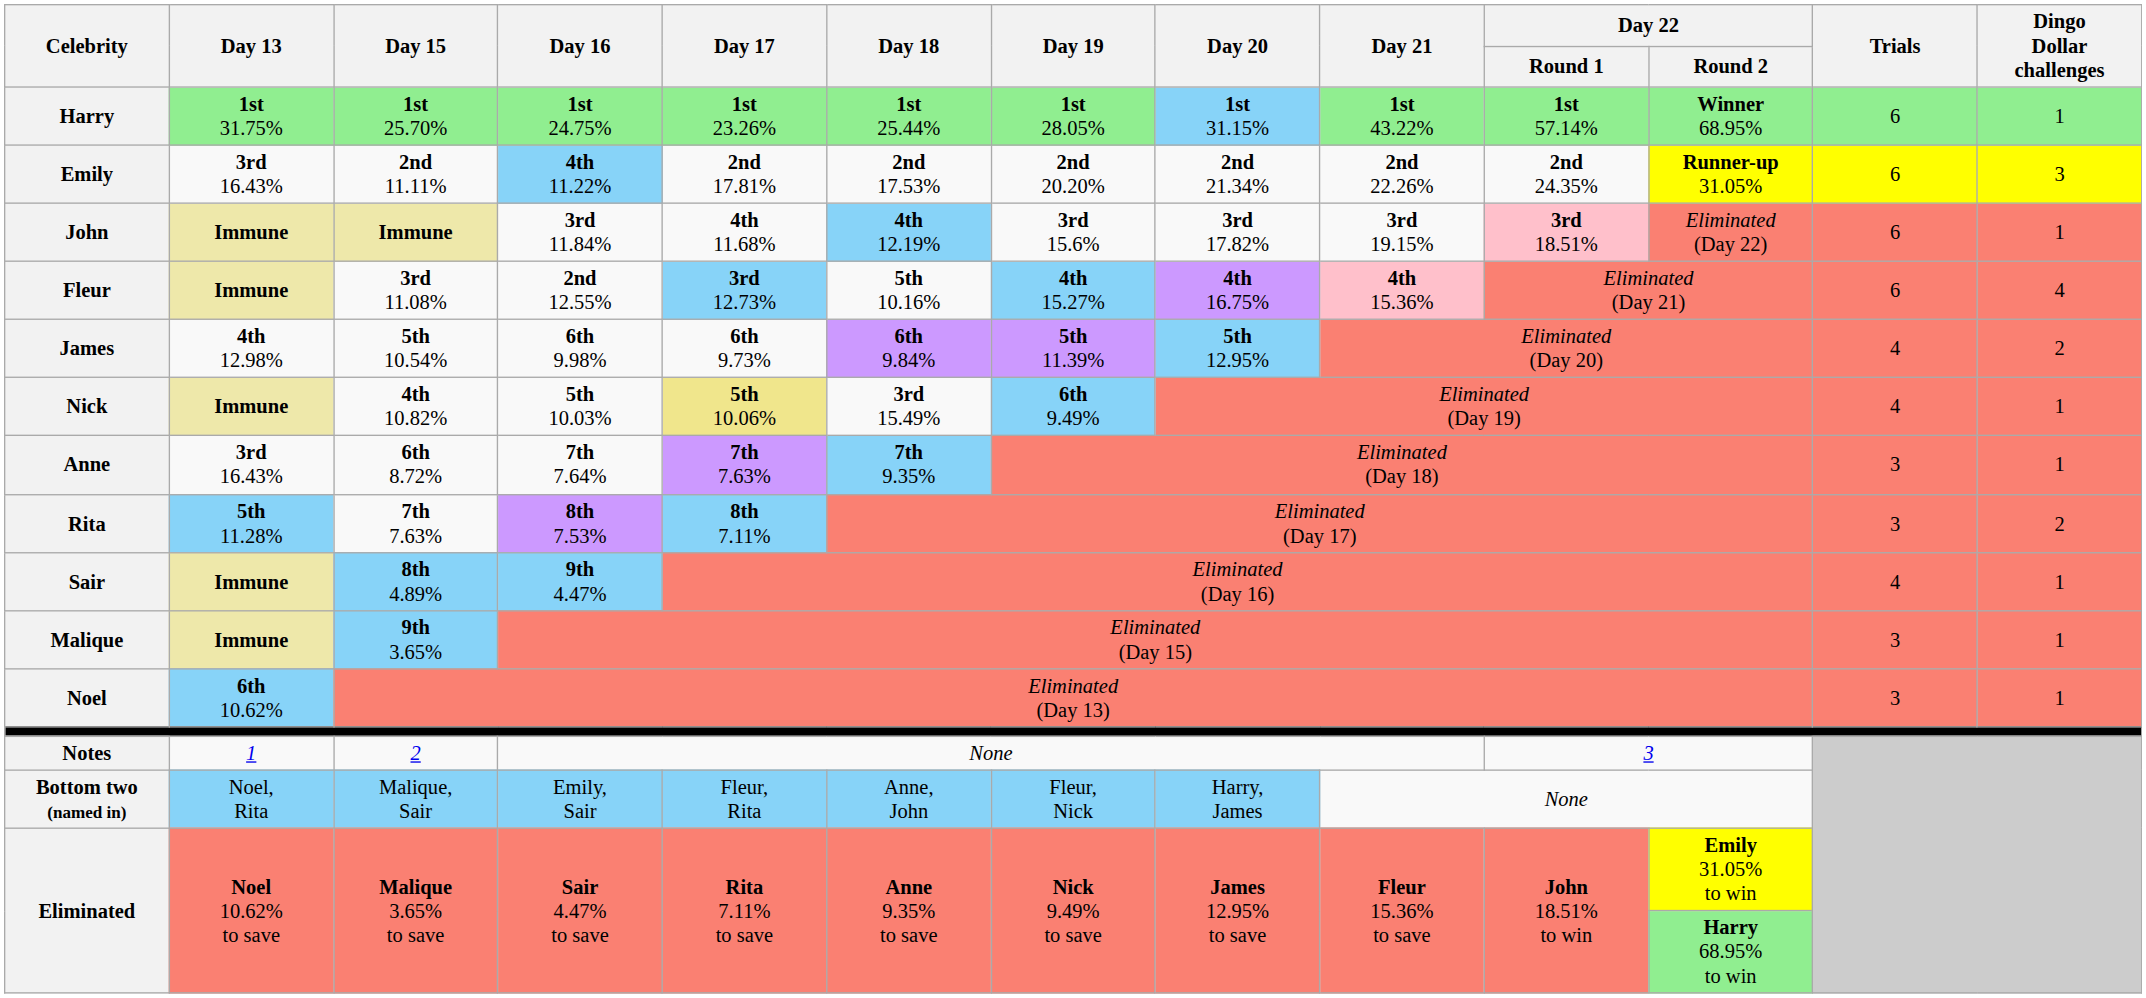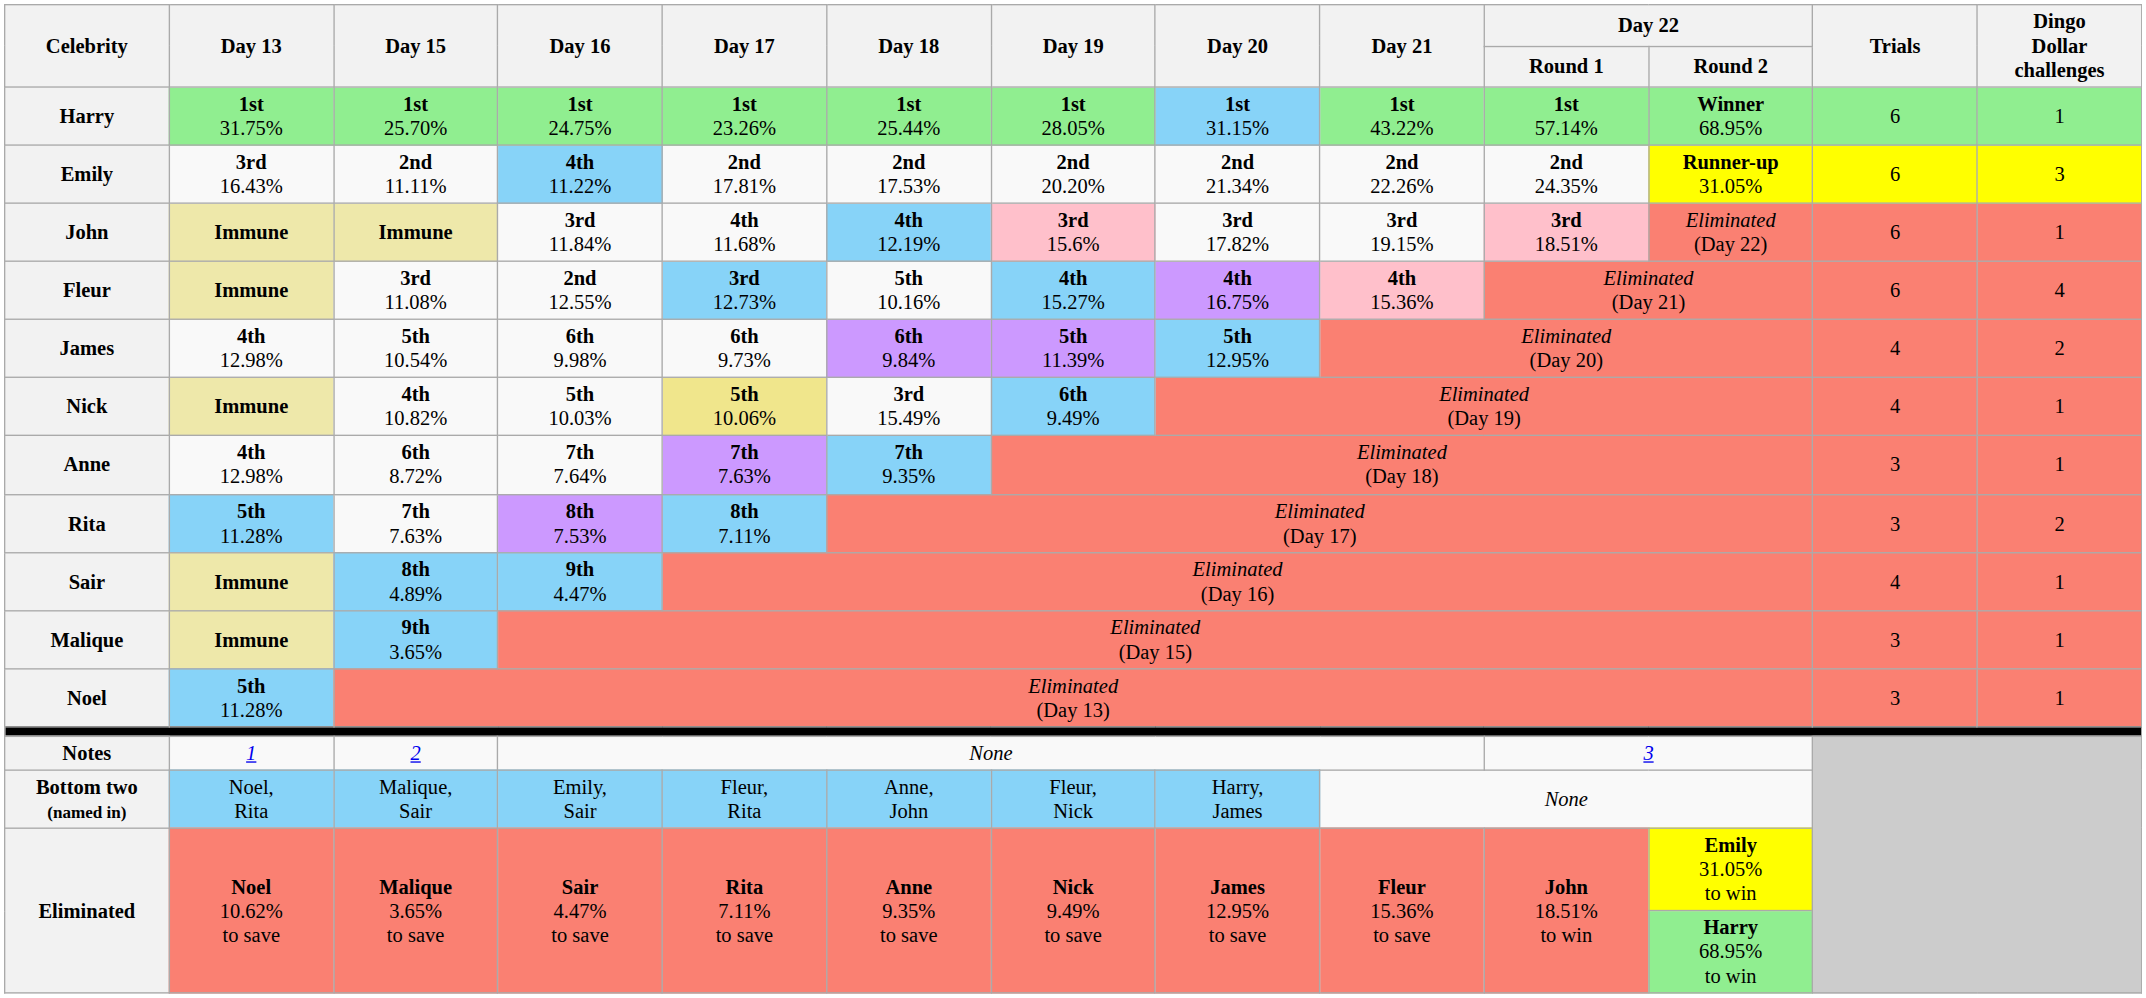(1073, 232) no background -> (1073, 232) pink background
(251, 464) 3rd 16.43% -> (251, 464) 4th 12.98%
(251, 697) 6th 10.62% -> (251, 697) 5th 11.28%
